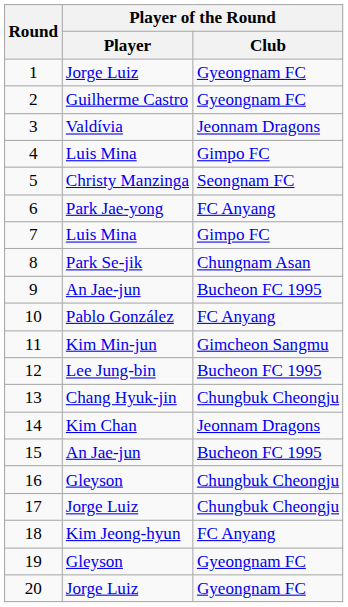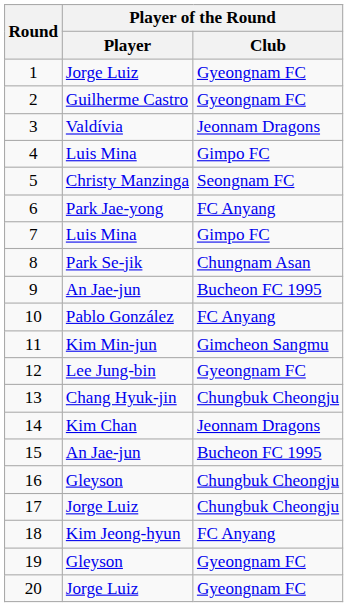(259, 371) Bucheon FC 1995 -> (251, 371) Gyeongnam FC
